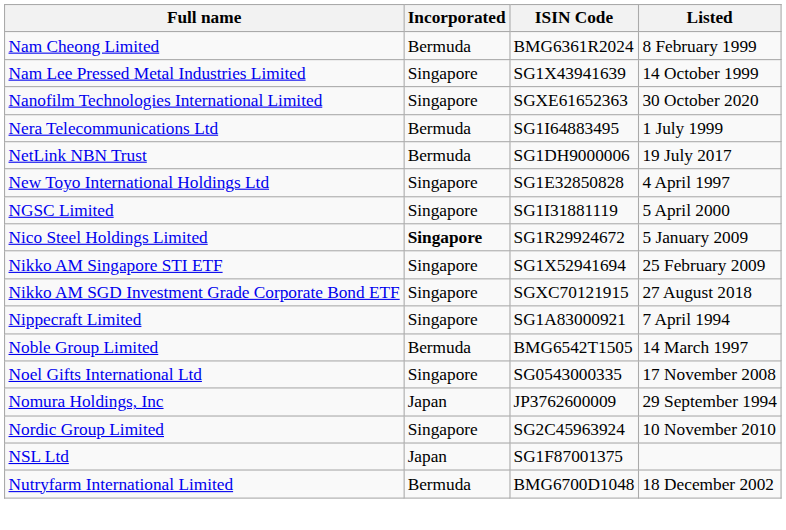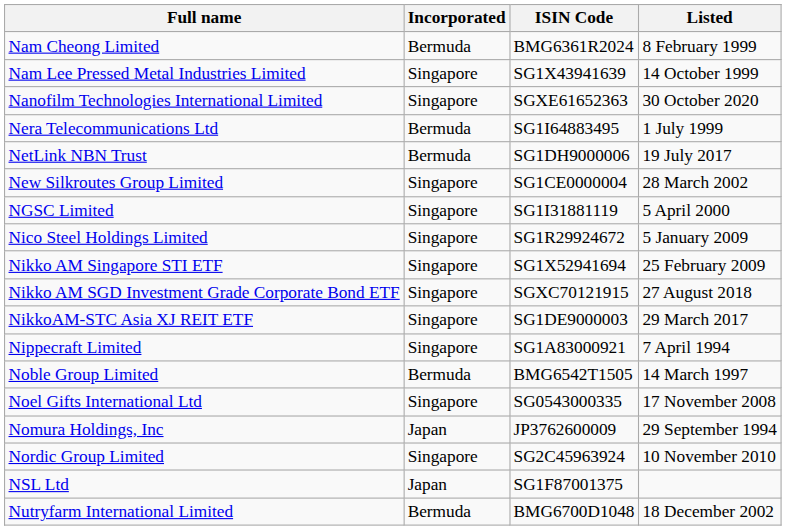+ row: (116, 182)
- row: (139, 182)
(445, 237) bold -> (443, 237) normal
+ row: (131, 319)
